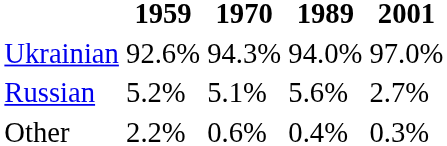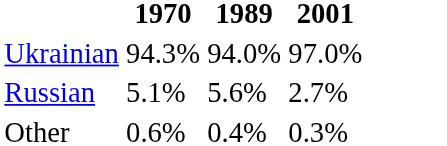- column: (163, 14)
